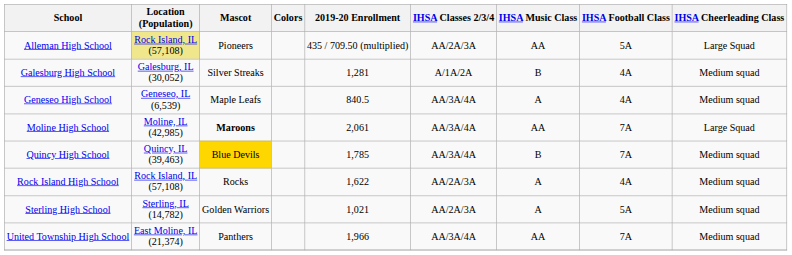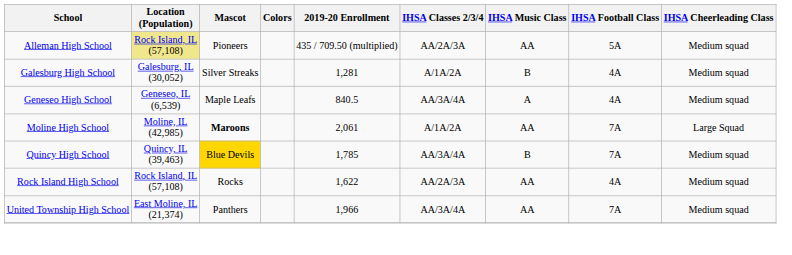(729, 45) Large Squad -> (719, 45) Medium squad
(454, 127) AA/3A/4A -> (443, 127) A/1A/2A
(538, 182) A -> (527, 182) AA
- row: (68, 209)
